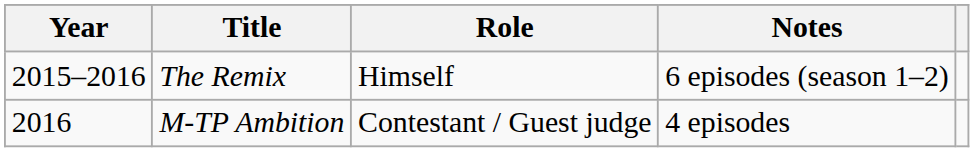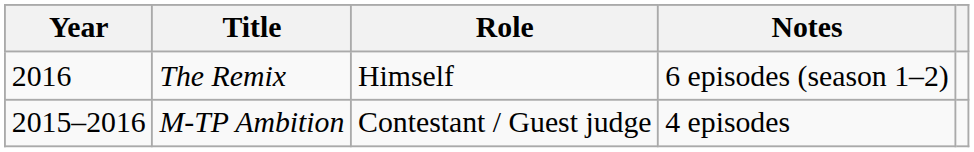(79, 75) 2015–2016 -> (42, 75) 2016
(42, 122) 2016 -> (79, 122) 2015–2016
